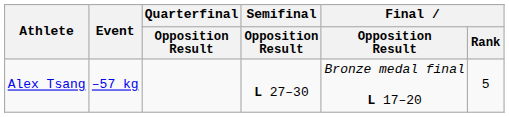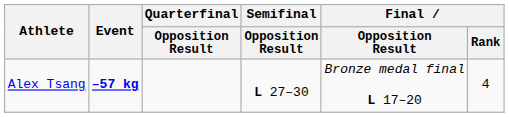(115, 85) normal -> (115, 85) bold
(486, 85) 5 -> (486, 85) 4
